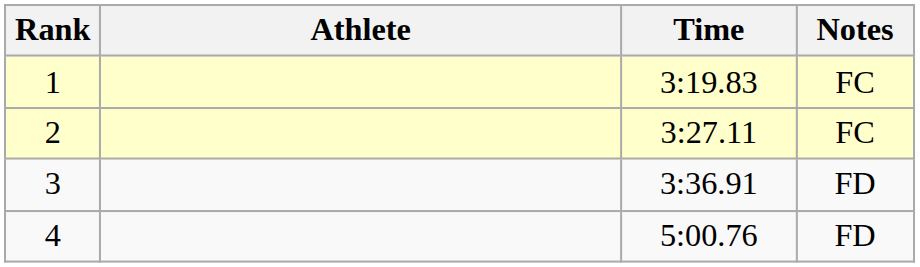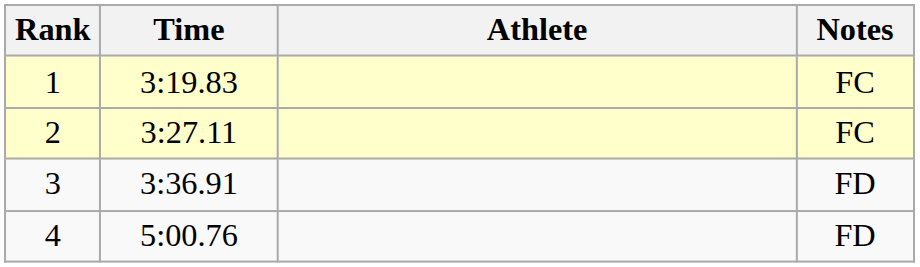columns swapped: (361, 30) <-> (709, 30)
